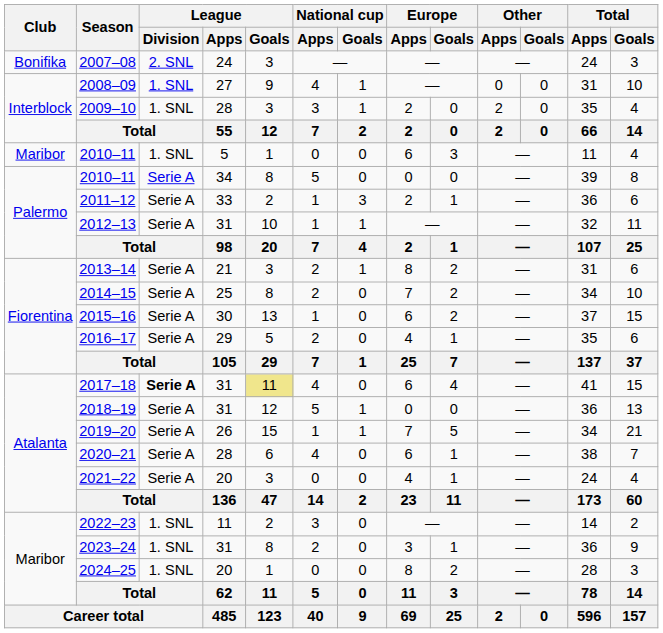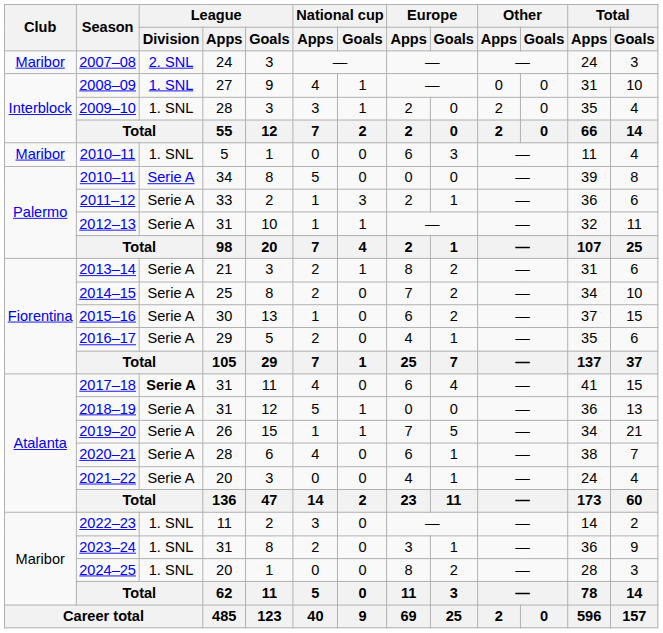(40, 62) Bonifika -> (40, 62) Maribor
(269, 385) khaki background -> (269, 385) no background
